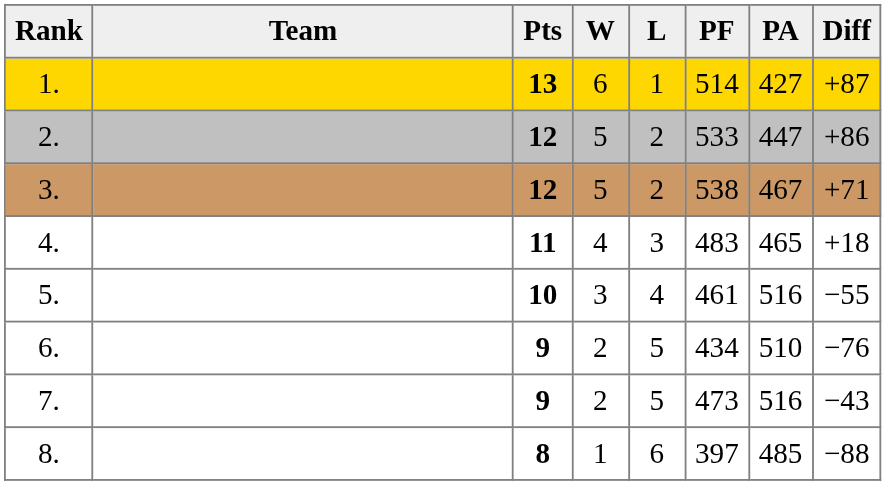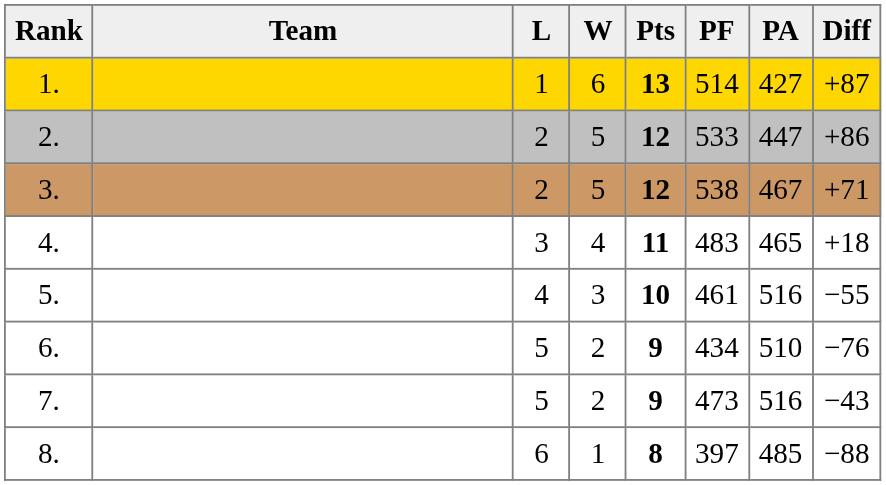columns swapped: (543, 30) <-> (657, 30)
